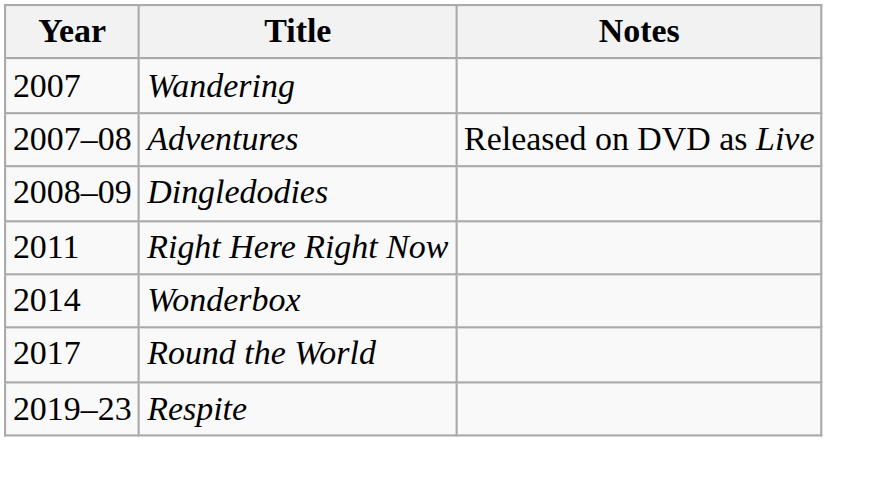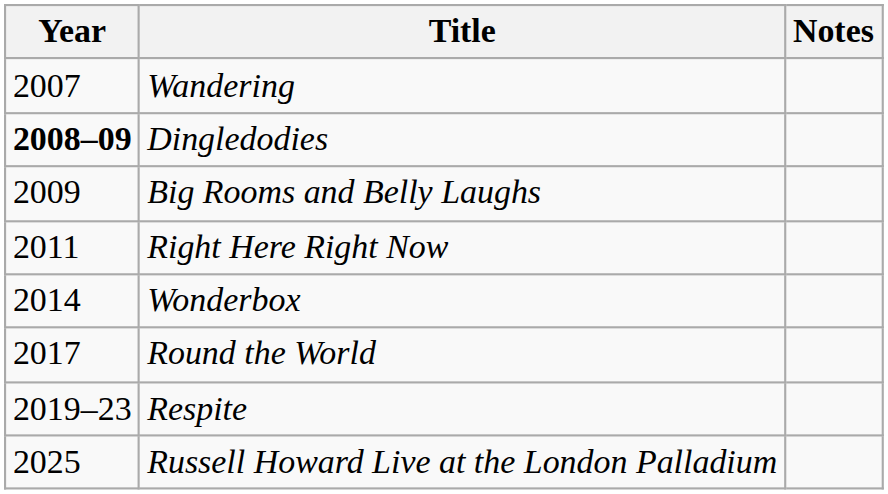- row: (223, 138)
(72, 192) normal -> (72, 138) bold
+ row: (344, 192)
+ row: (462, 461)
